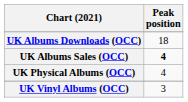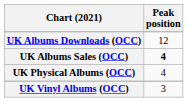(163, 40) 18 -> (163, 40) 12
